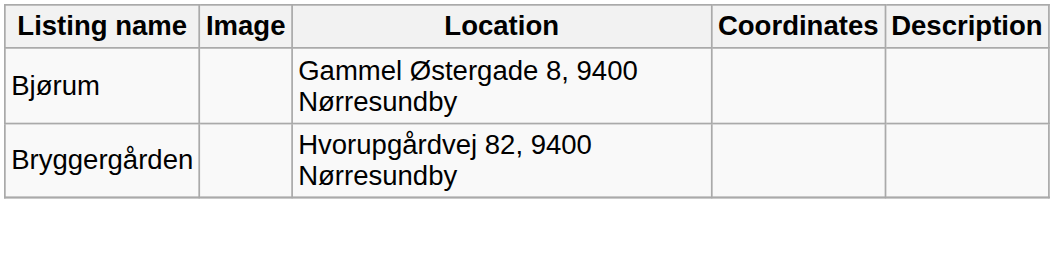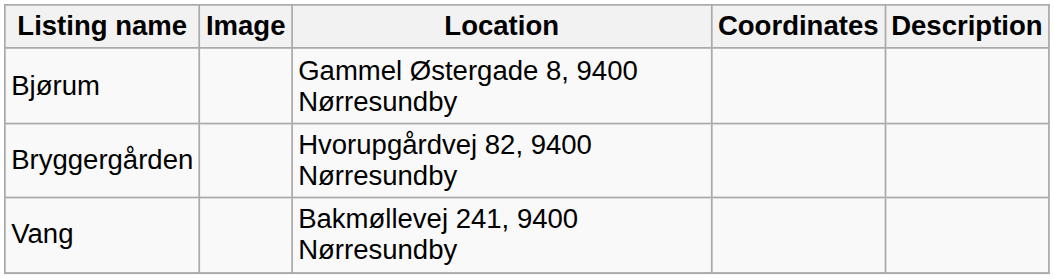+ row: (42, 234)
